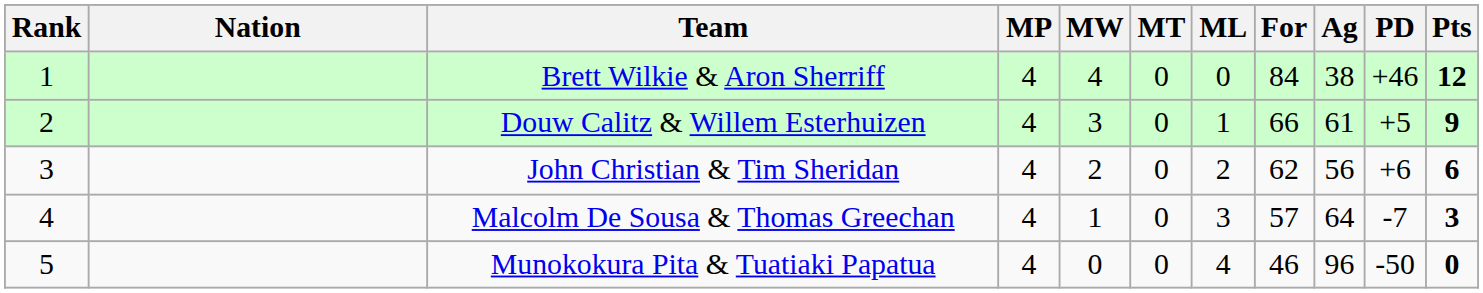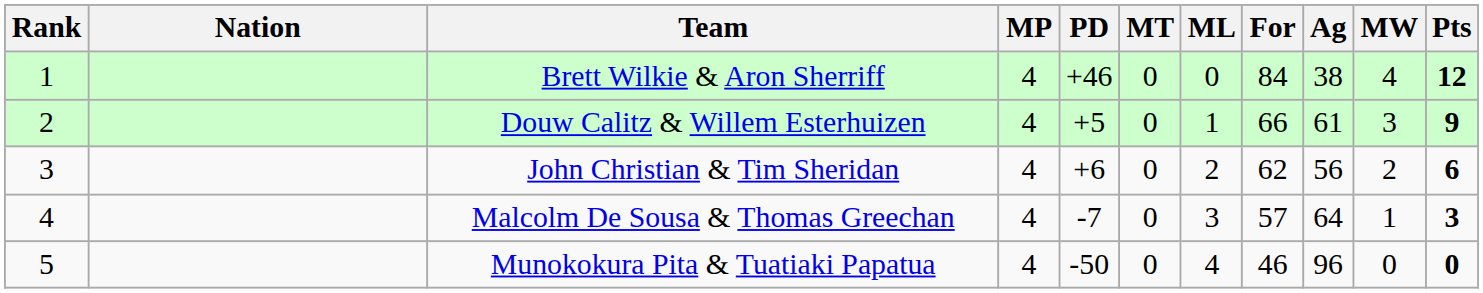columns swapped: (1095, 28) <-> (1395, 28)
